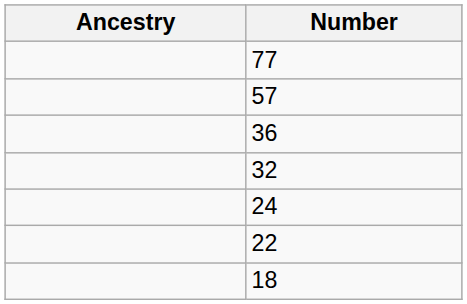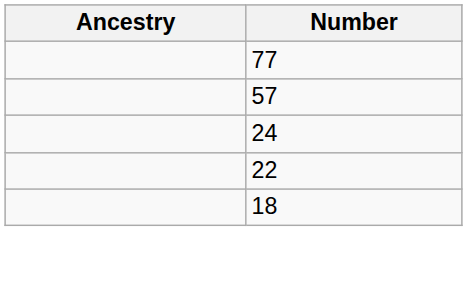- row: (265, 133)
- row: (265, 170)
